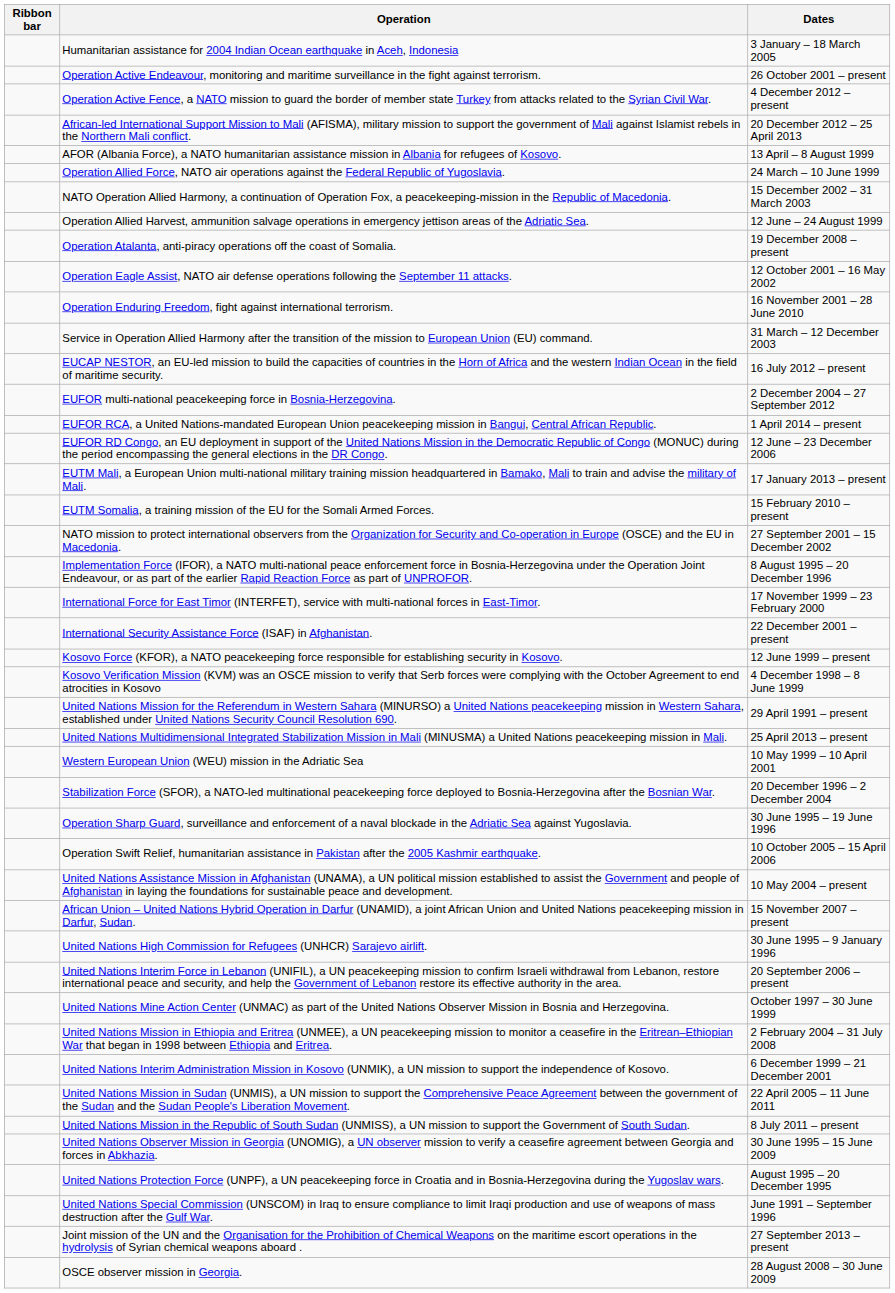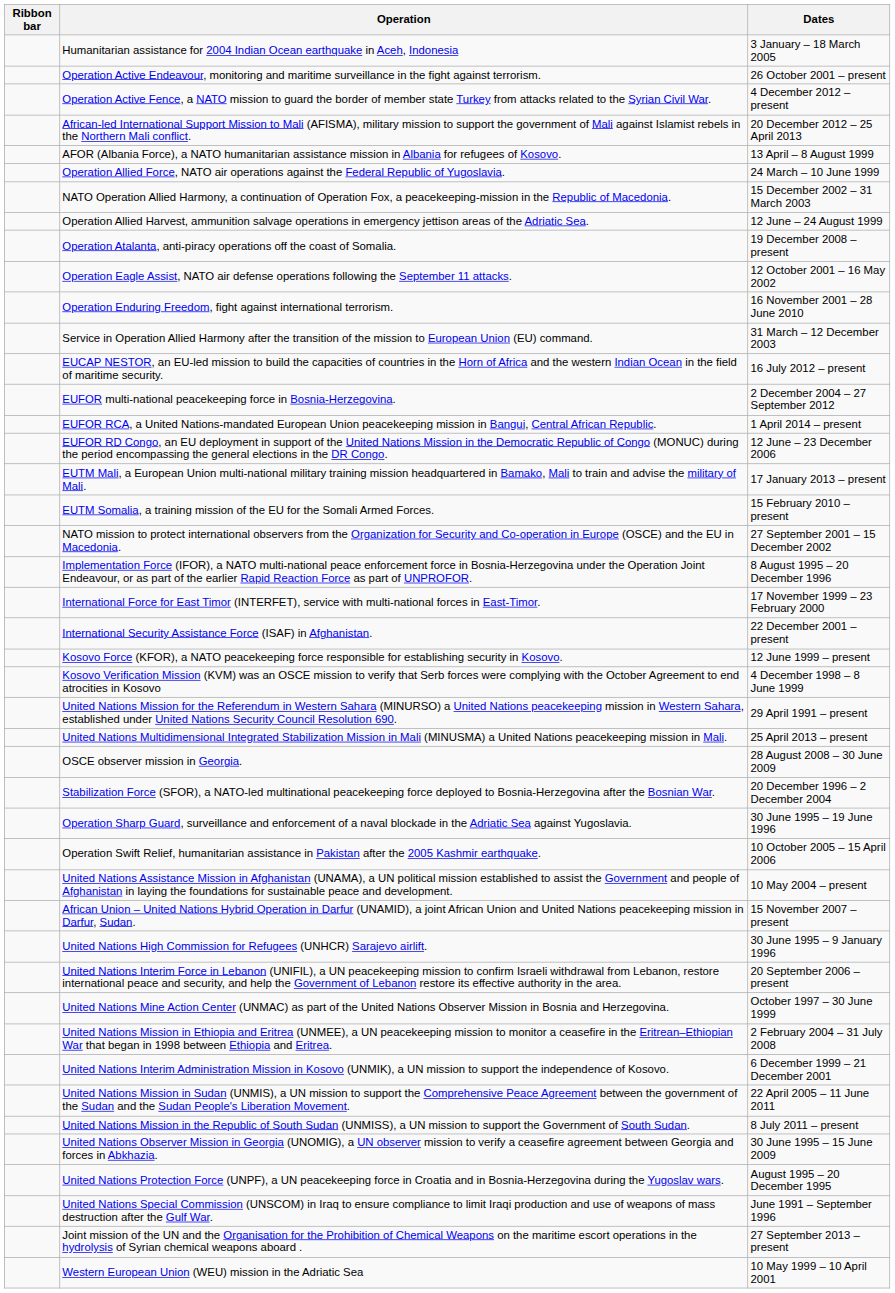rows swapped: (152, 1272) <-> (213, 761)
